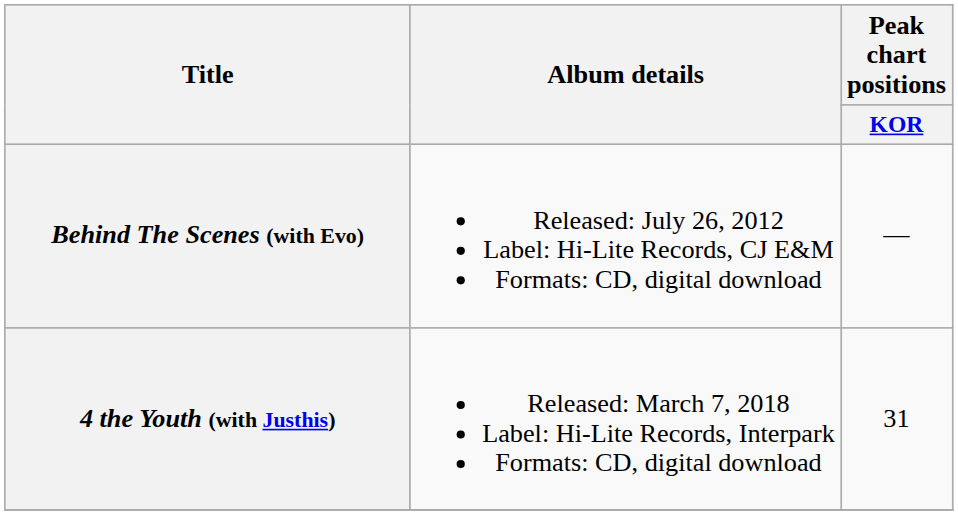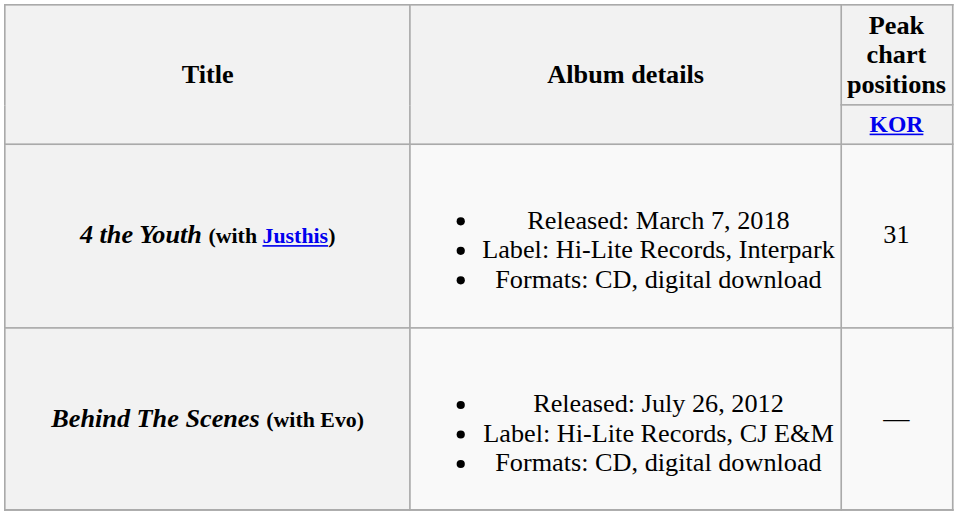rows swapped: (208, 235) <-> (208, 418)
